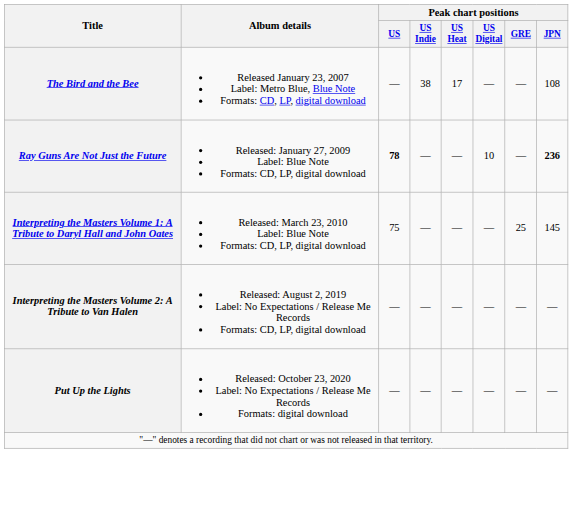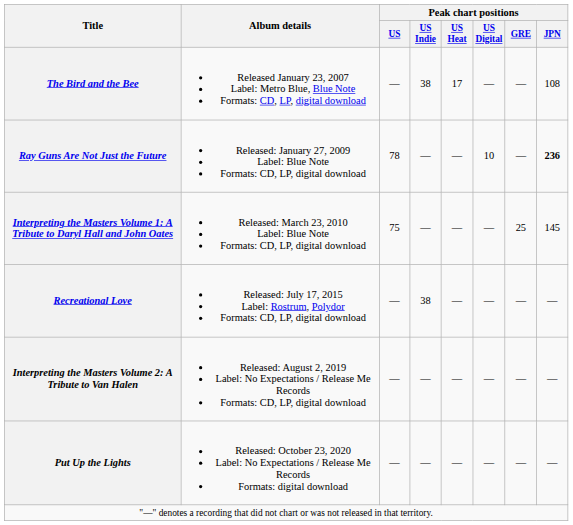(394, 156) bold -> (394, 156) normal
+ row: (93, 300)
